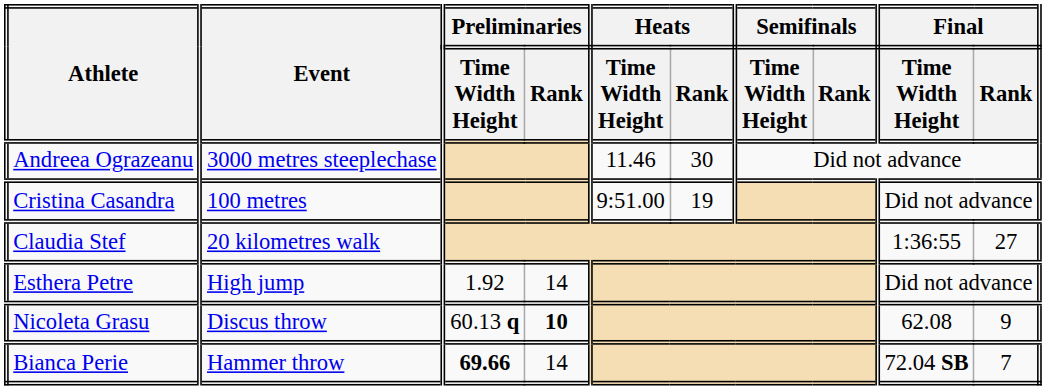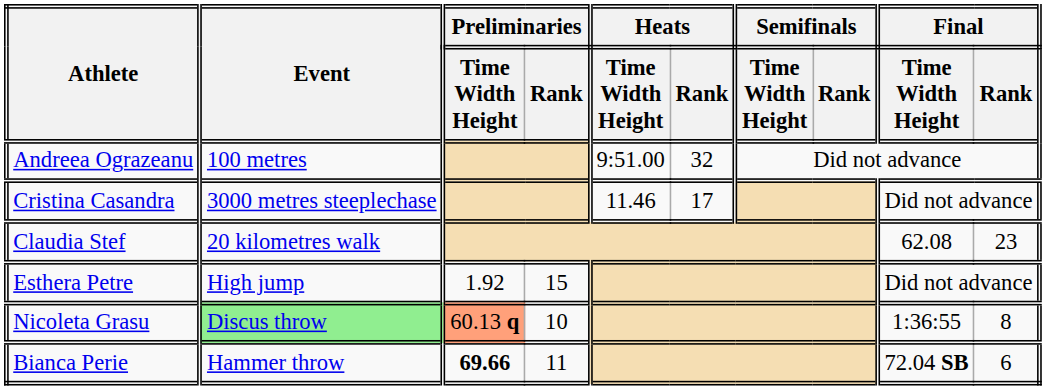(322, 160) 3000 metres steeplechase -> (257, 160) 100 metres
(631, 160) 11.46 -> (631, 160) 9:51.00
(702, 160) 30 -> (702, 160) 32
(257, 201) 100 metres -> (322, 201) 3000 metres steeplechase
(631, 201) 9:51.00 -> (631, 201) 11.46
(702, 201) 19 -> (702, 201) 17
(927, 241) 1:36:55 -> (927, 241) 62.08
(1006, 241) 27 -> (1006, 241) 23
(556, 282) 14 -> (556, 282) 15
(267, 322) no background -> (267, 322) lightgreen background
(485, 322) no background -> (485, 322) lightsalmon background
(556, 322) bold -> (556, 322) normal
(927, 322) 62.08 -> (927, 322) 1:36:55
(1006, 322) 9 -> (1006, 322) 8
(556, 363) 14 -> (556, 363) 11
(1006, 363) 7 -> (1006, 363) 6
